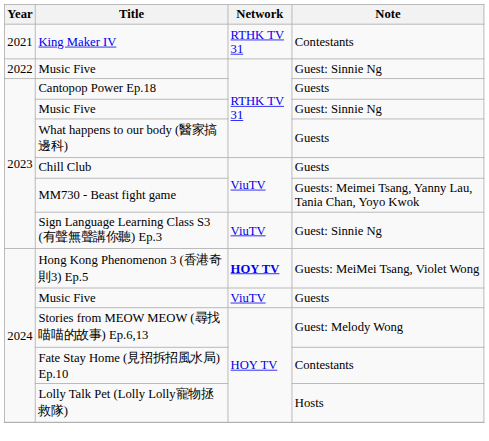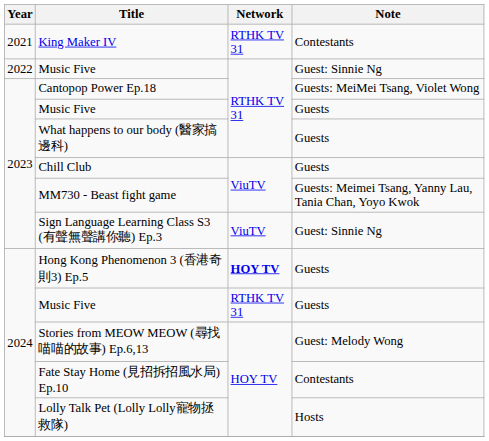(312, 88) Guests -> (387, 88) Guests: MeiMei Tsang, Violet Wong
(338, 108) Guest: Sinnie Ng -> (312, 108) Guests
(387, 268) Guests: MeiMei Tsang, Violet Wong -> (312, 268) Guests
(248, 297) ViuTV -> (257, 305) RTHK TV 31
